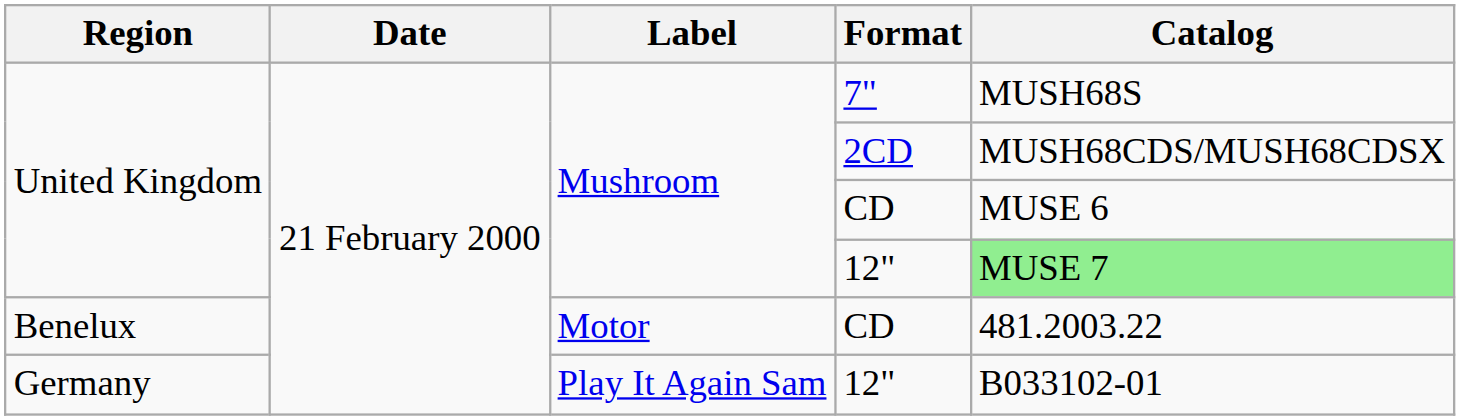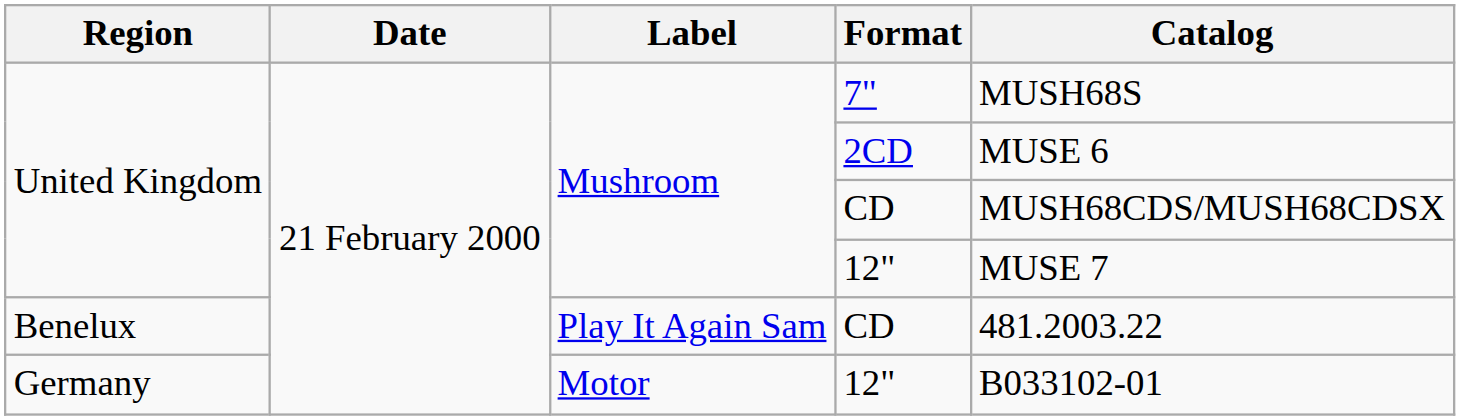(1212, 150) MUSH68CDS/MUSH68CDSX -> (1044, 150) MUSE 6
(1044, 208) MUSE 6 -> (1212, 208) MUSH68CDS/MUSH68CDSX
(1044, 267) lightgreen background -> (1044, 267) no background
(604, 325) Motor -> (692, 325) Play It Again Sam
(692, 383) Play It Again Sam -> (604, 383) Motor
